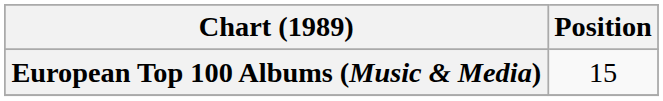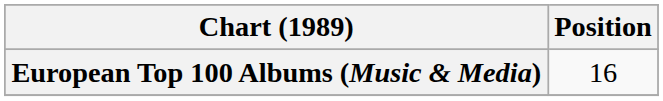(603, 71) 15 -> (603, 71) 16
